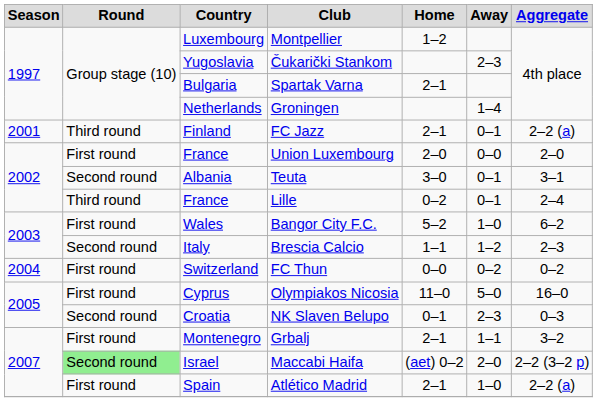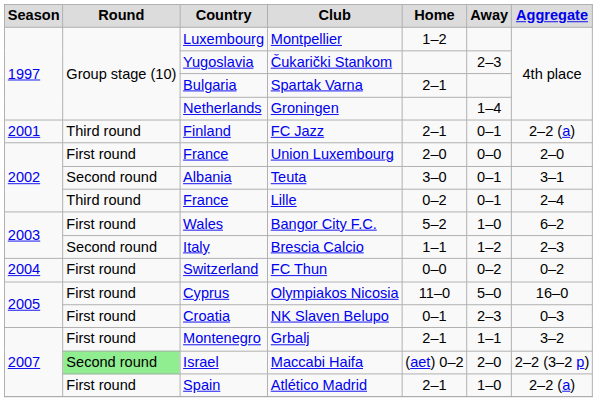(112, 316) Second round -> (101, 316) First round
